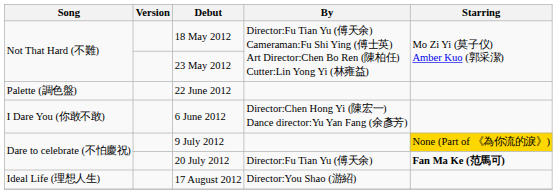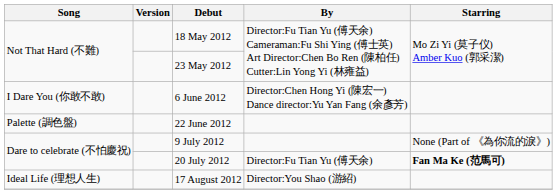rows swapped: (200, 116) <-> (203, 90)
(481, 141) gold background -> (481, 141) no background
